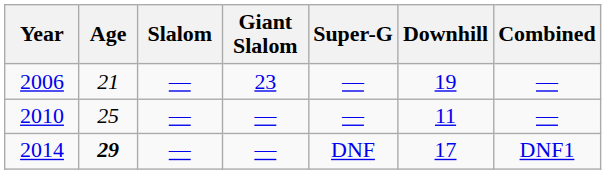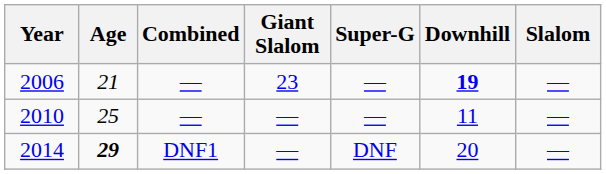columns swapped: (180, 34) <-> (547, 34)
(446, 81) normal -> (467, 81) bold
(446, 150) 17 -> (467, 150) 20
